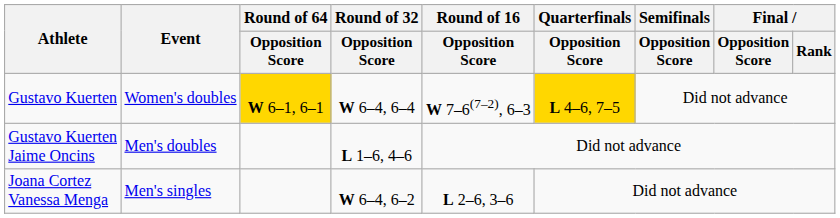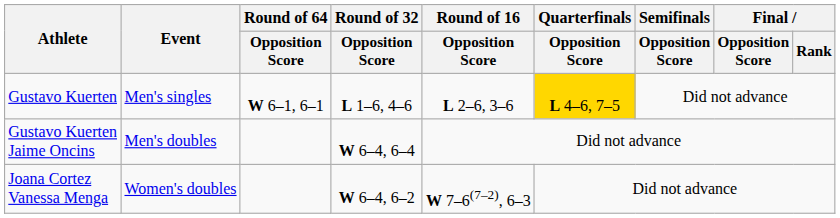(181, 98) Women's doubles -> (168, 96) Men's singles
(286, 108) gold background -> (286, 106) no background
(377, 108) W 6–4, 6–4 -> (377, 106) L 1–6, 4–6
(478, 108) W 7–6(7–2), 6–3 -> (478, 106) L 2–6, 3–6
(377, 155) L 1–6, 4–6 -> (377, 151) W 6–4, 6–4
(168, 191) Men's singles -> (181, 189) Women's doubles
(478, 200) L 2–6, 3–6 -> (478, 198) W 7–6(7–2), 6–3
